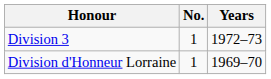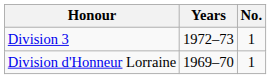columns swapped: (194, 16) <-> (237, 16)
